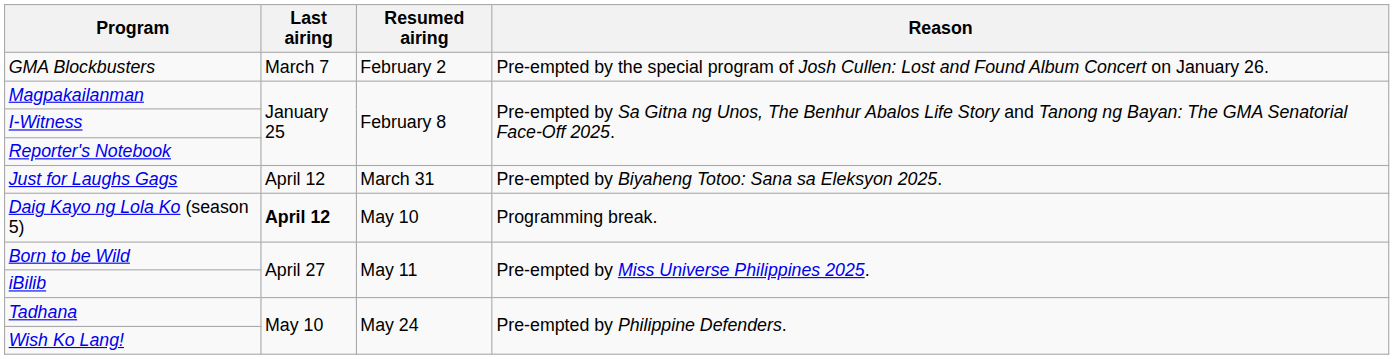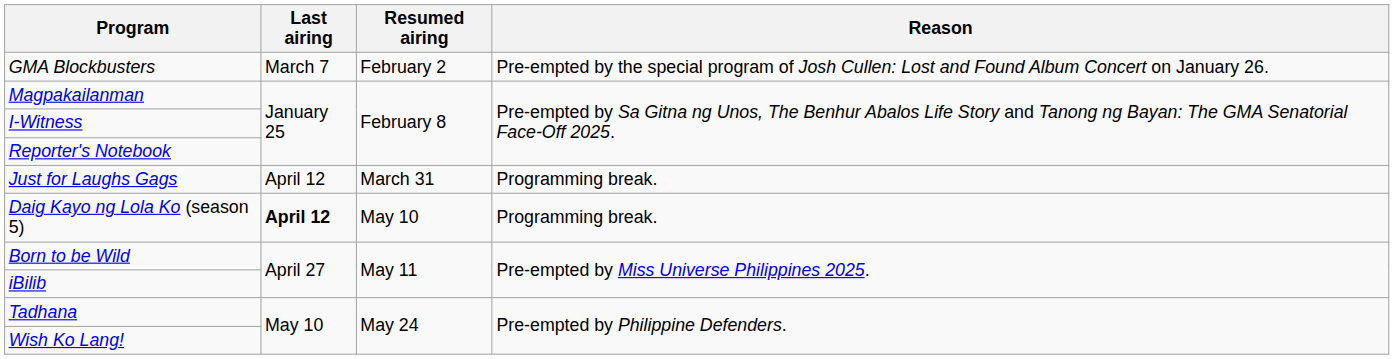(719, 179) Pre-empted by Biyaheng Totoo: Sana sa Eleksyon 2025. -> (577, 179) Programming break.
